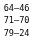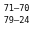- row: (17, 8)
